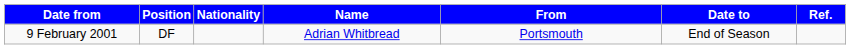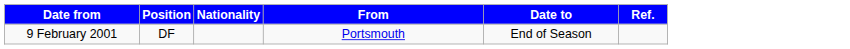- column: (352, 15)
